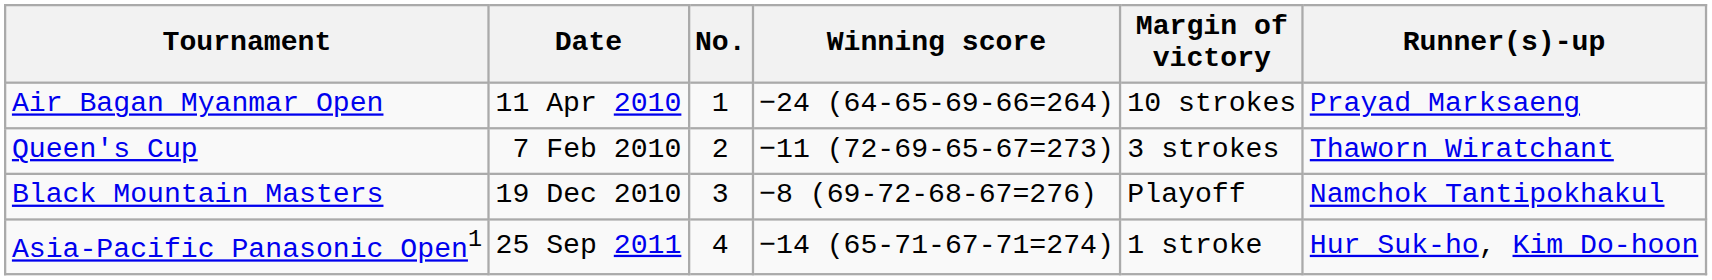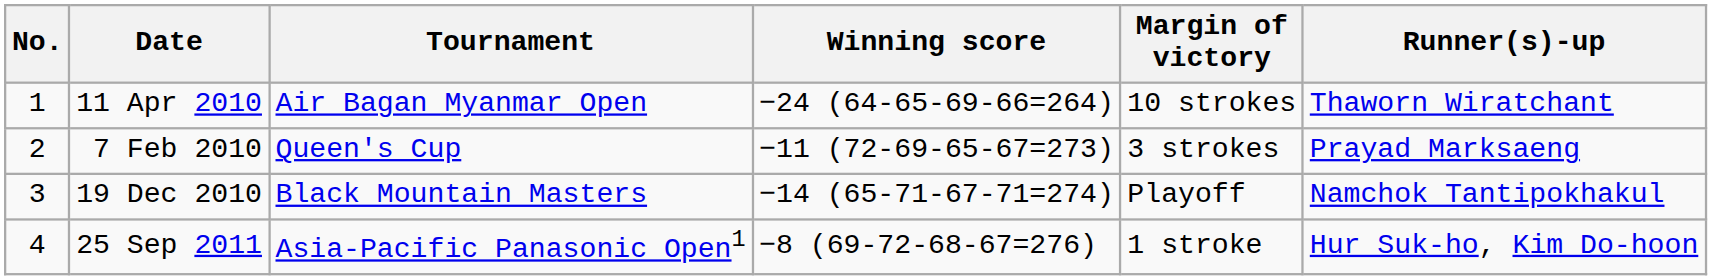columns swapped: (720, 44) <-> (247, 44)
(1445, 106) Prayad Marksaeng -> (1462, 106) Thaworn Wiratchant
(1462, 151) Thaworn Wiratchant -> (1445, 151) Prayad Marksaeng
(928, 197) −8 (69-72-68-67=276) -> (936, 197) −14 (65-71-67-71=274)
(936, 247) −14 (65-71-67-71=274) -> (928, 247) −8 (69-72-68-67=276)
